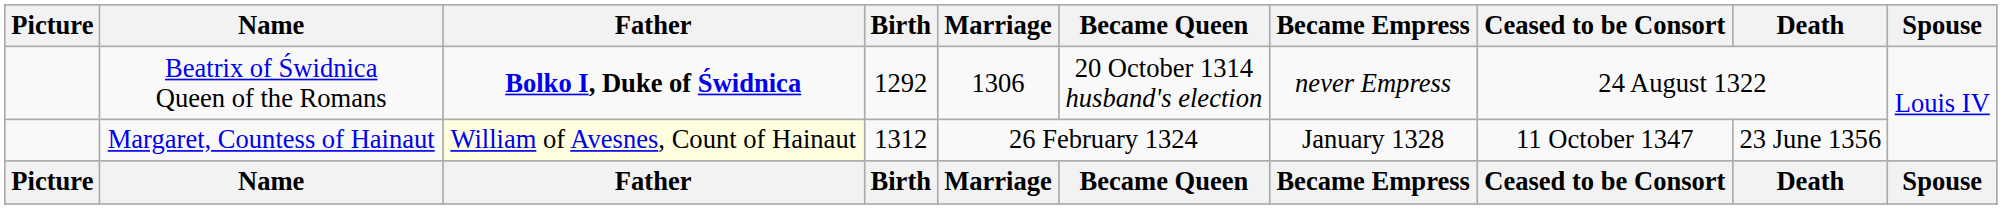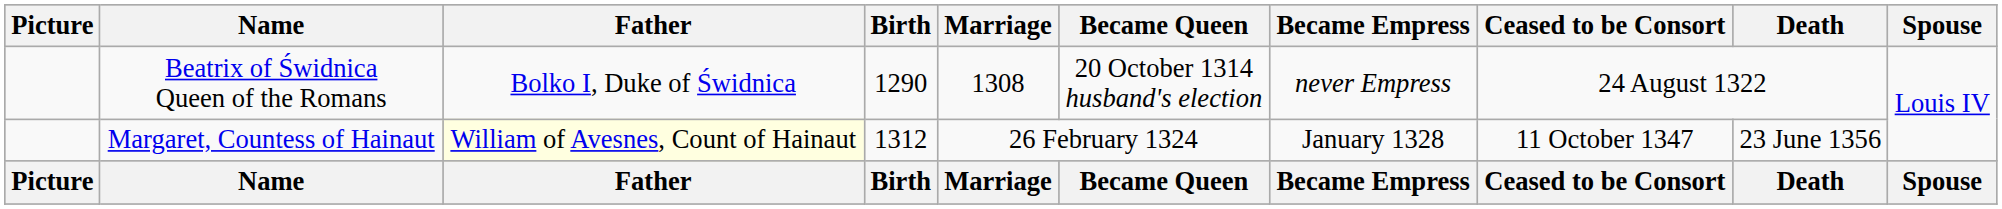(653, 82) bold -> (653, 82) normal
(901, 82) 1292 -> (901, 82) 1290
(998, 82) 1306 -> (998, 82) 1308
